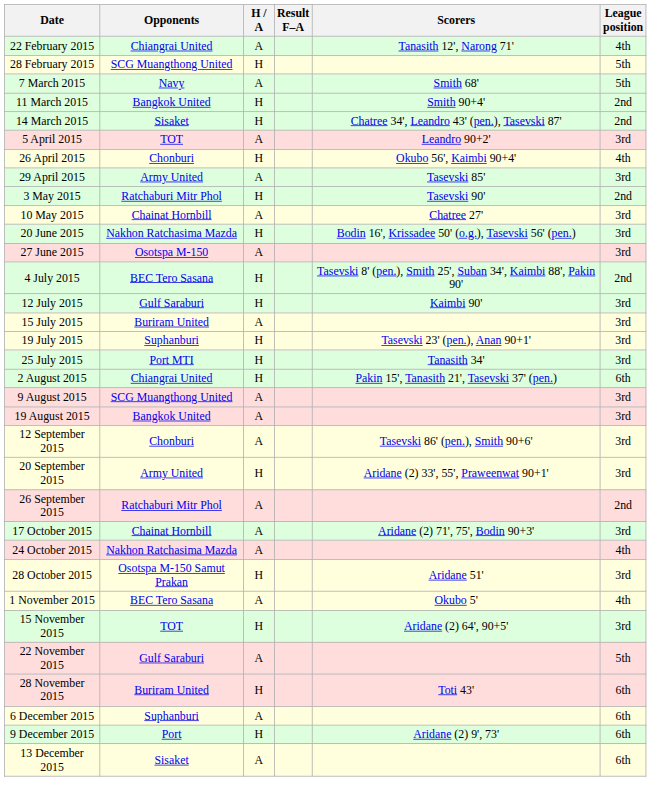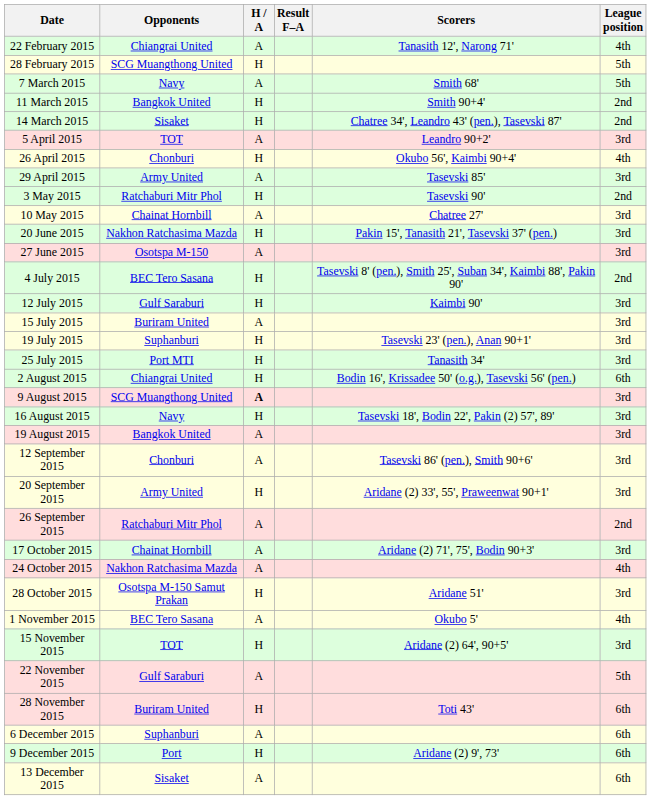(456, 233) Bodin 16', Krissadee 50' (o.g.), Tasevski 56' (pen.) -> (456, 233) Pakin 15', Tanasith 21', Tasevski 37' (pen.)
(456, 378) Pakin 15', Tanasith 21', Tasevski 37' (pen.) -> (456, 378) Bodin 16', Krissadee 50' (o.g.), Tasevski 56' (pen.)
(259, 397) normal -> (259, 397) bold
+ row: (52, 416)
